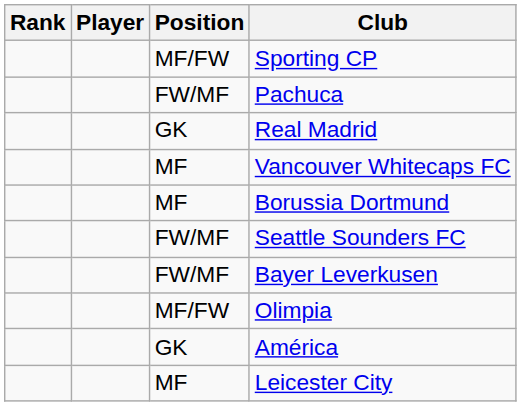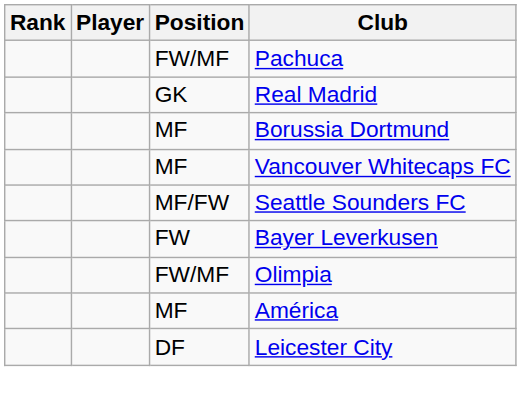- row: (316, 58)
rows swapped: (383, 166) <-> (352, 202)
(192, 238) FW/MF -> (192, 202) MF/FW
(192, 274) FW/MF -> (172, 238) FW
(192, 310) MF/FW -> (192, 274) FW/MF
(171, 346) GK -> (171, 310) MF
(171, 382) MF -> (170, 346) DF
